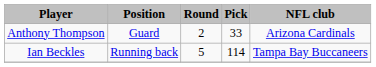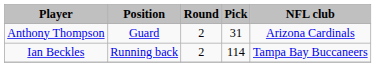(236, 33) 33 -> (236, 33) 31
(201, 52) 5 -> (201, 52) 2
